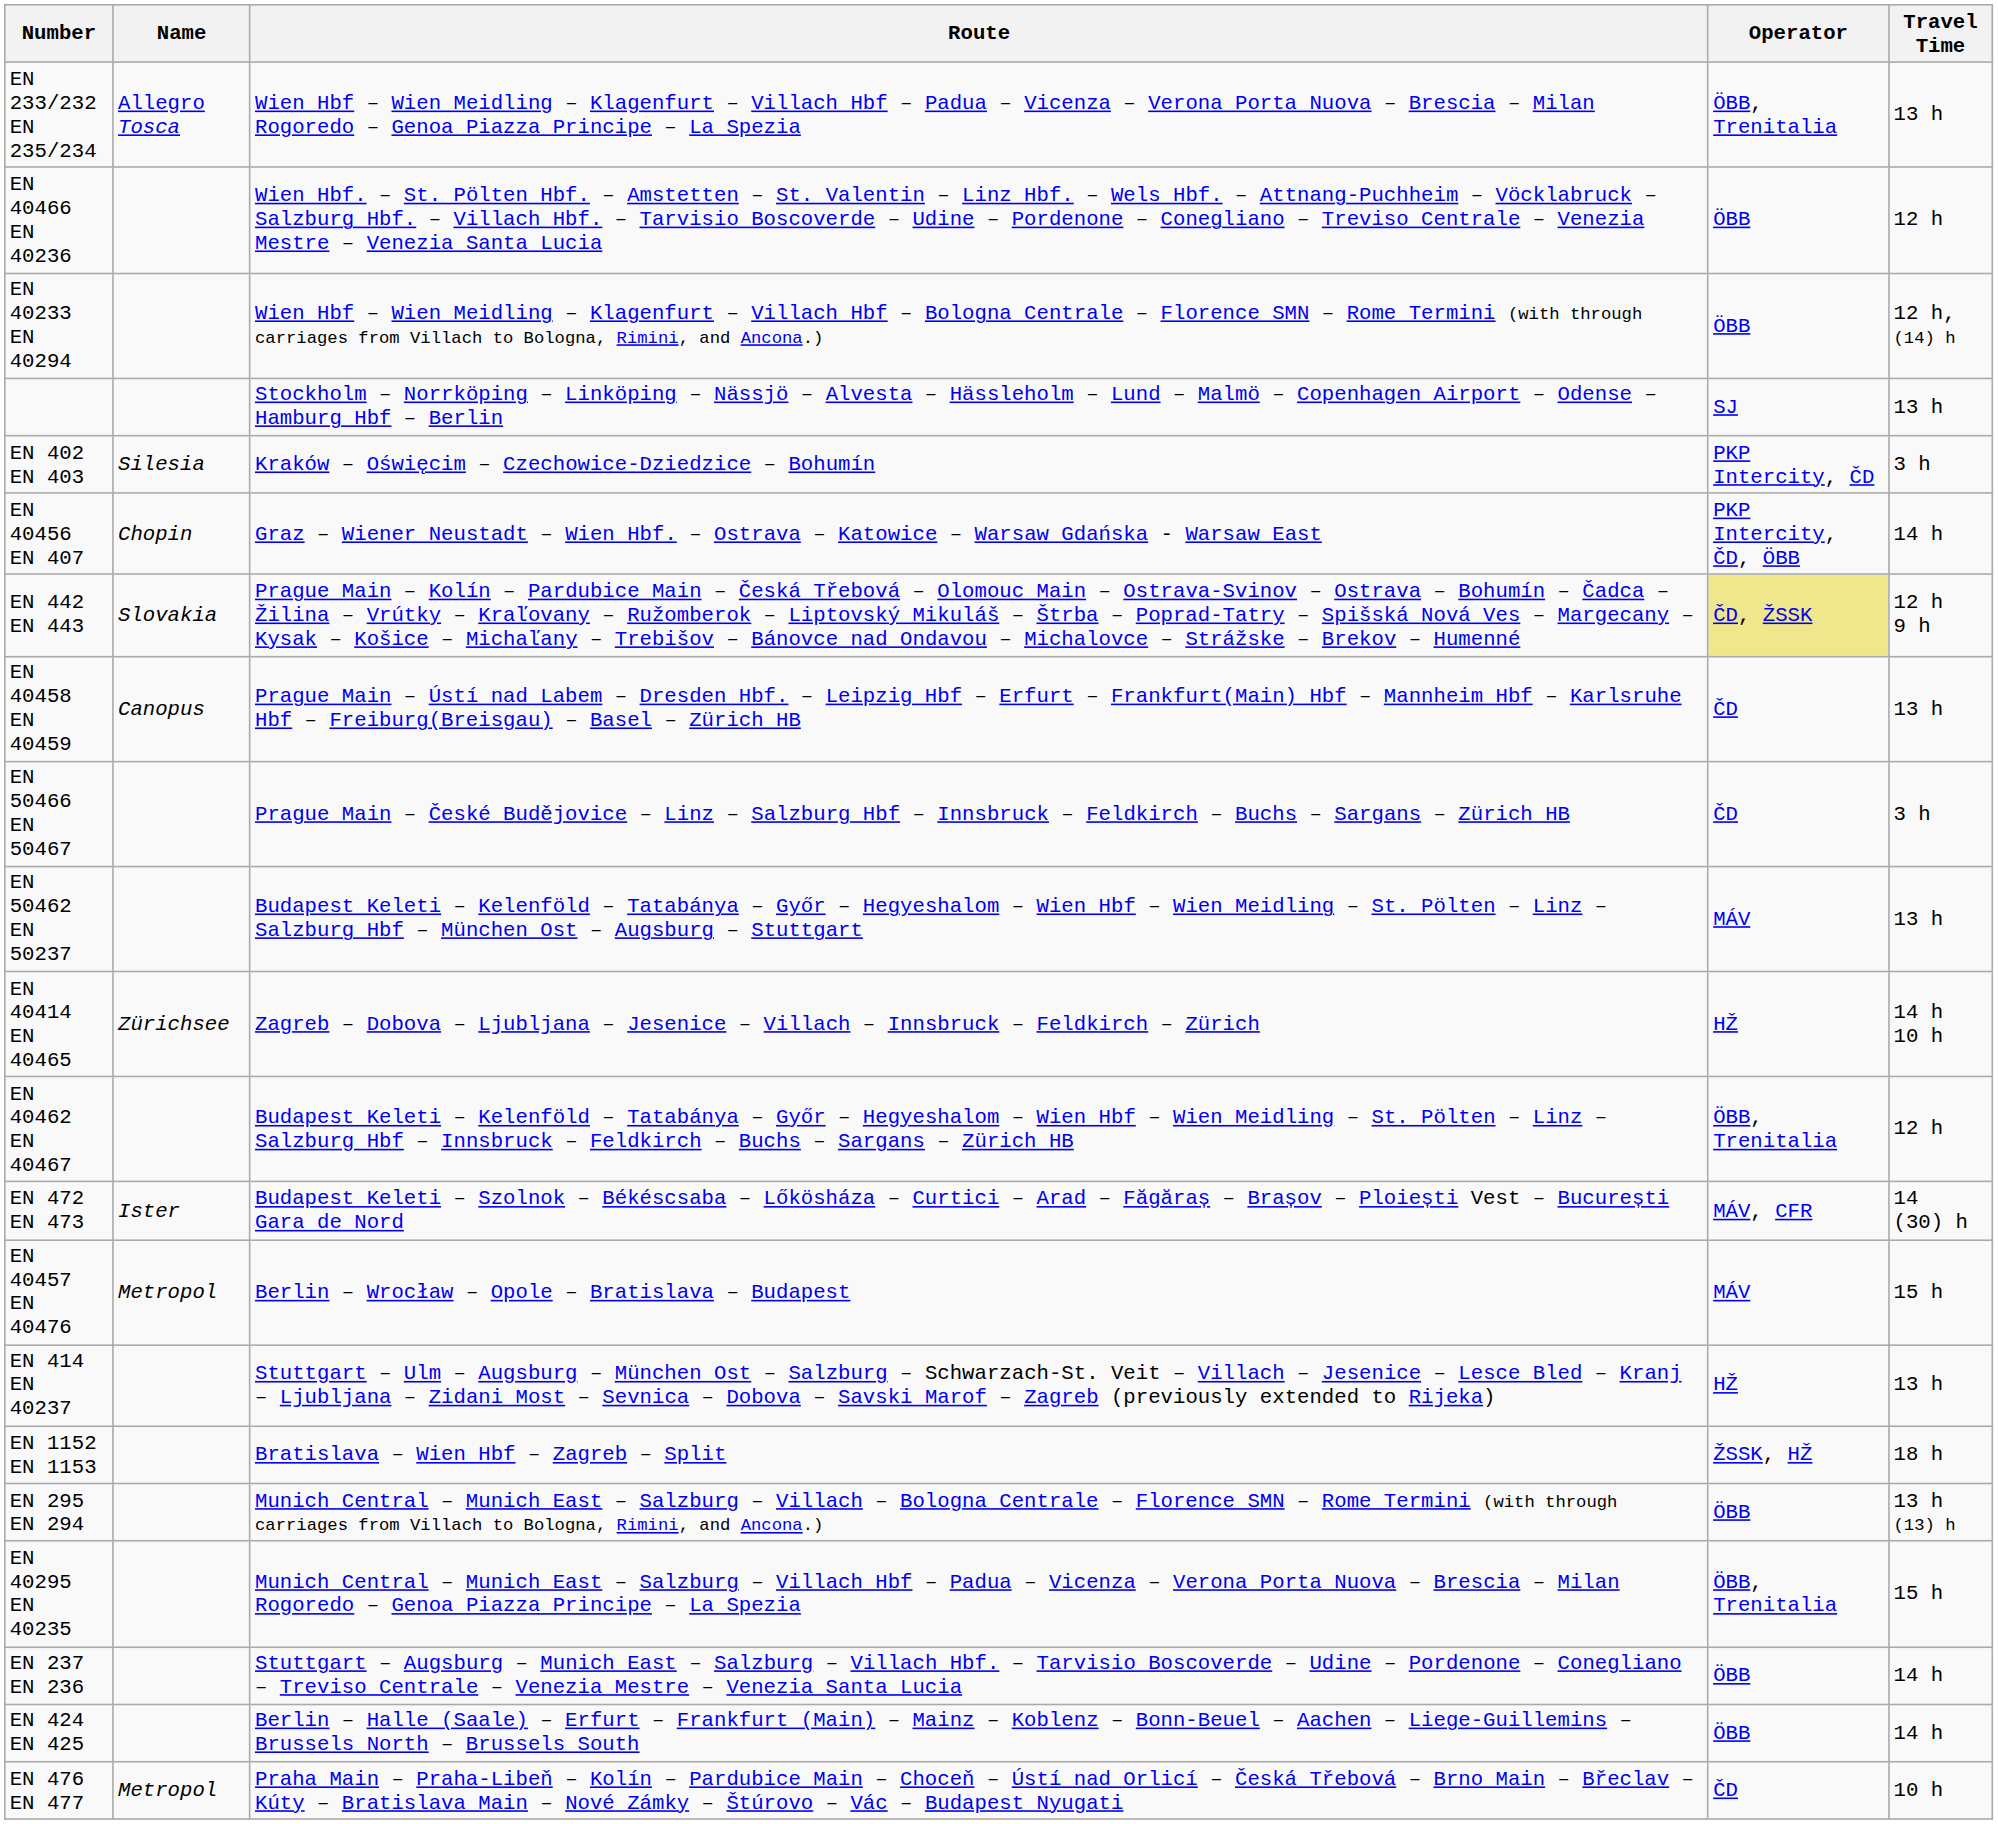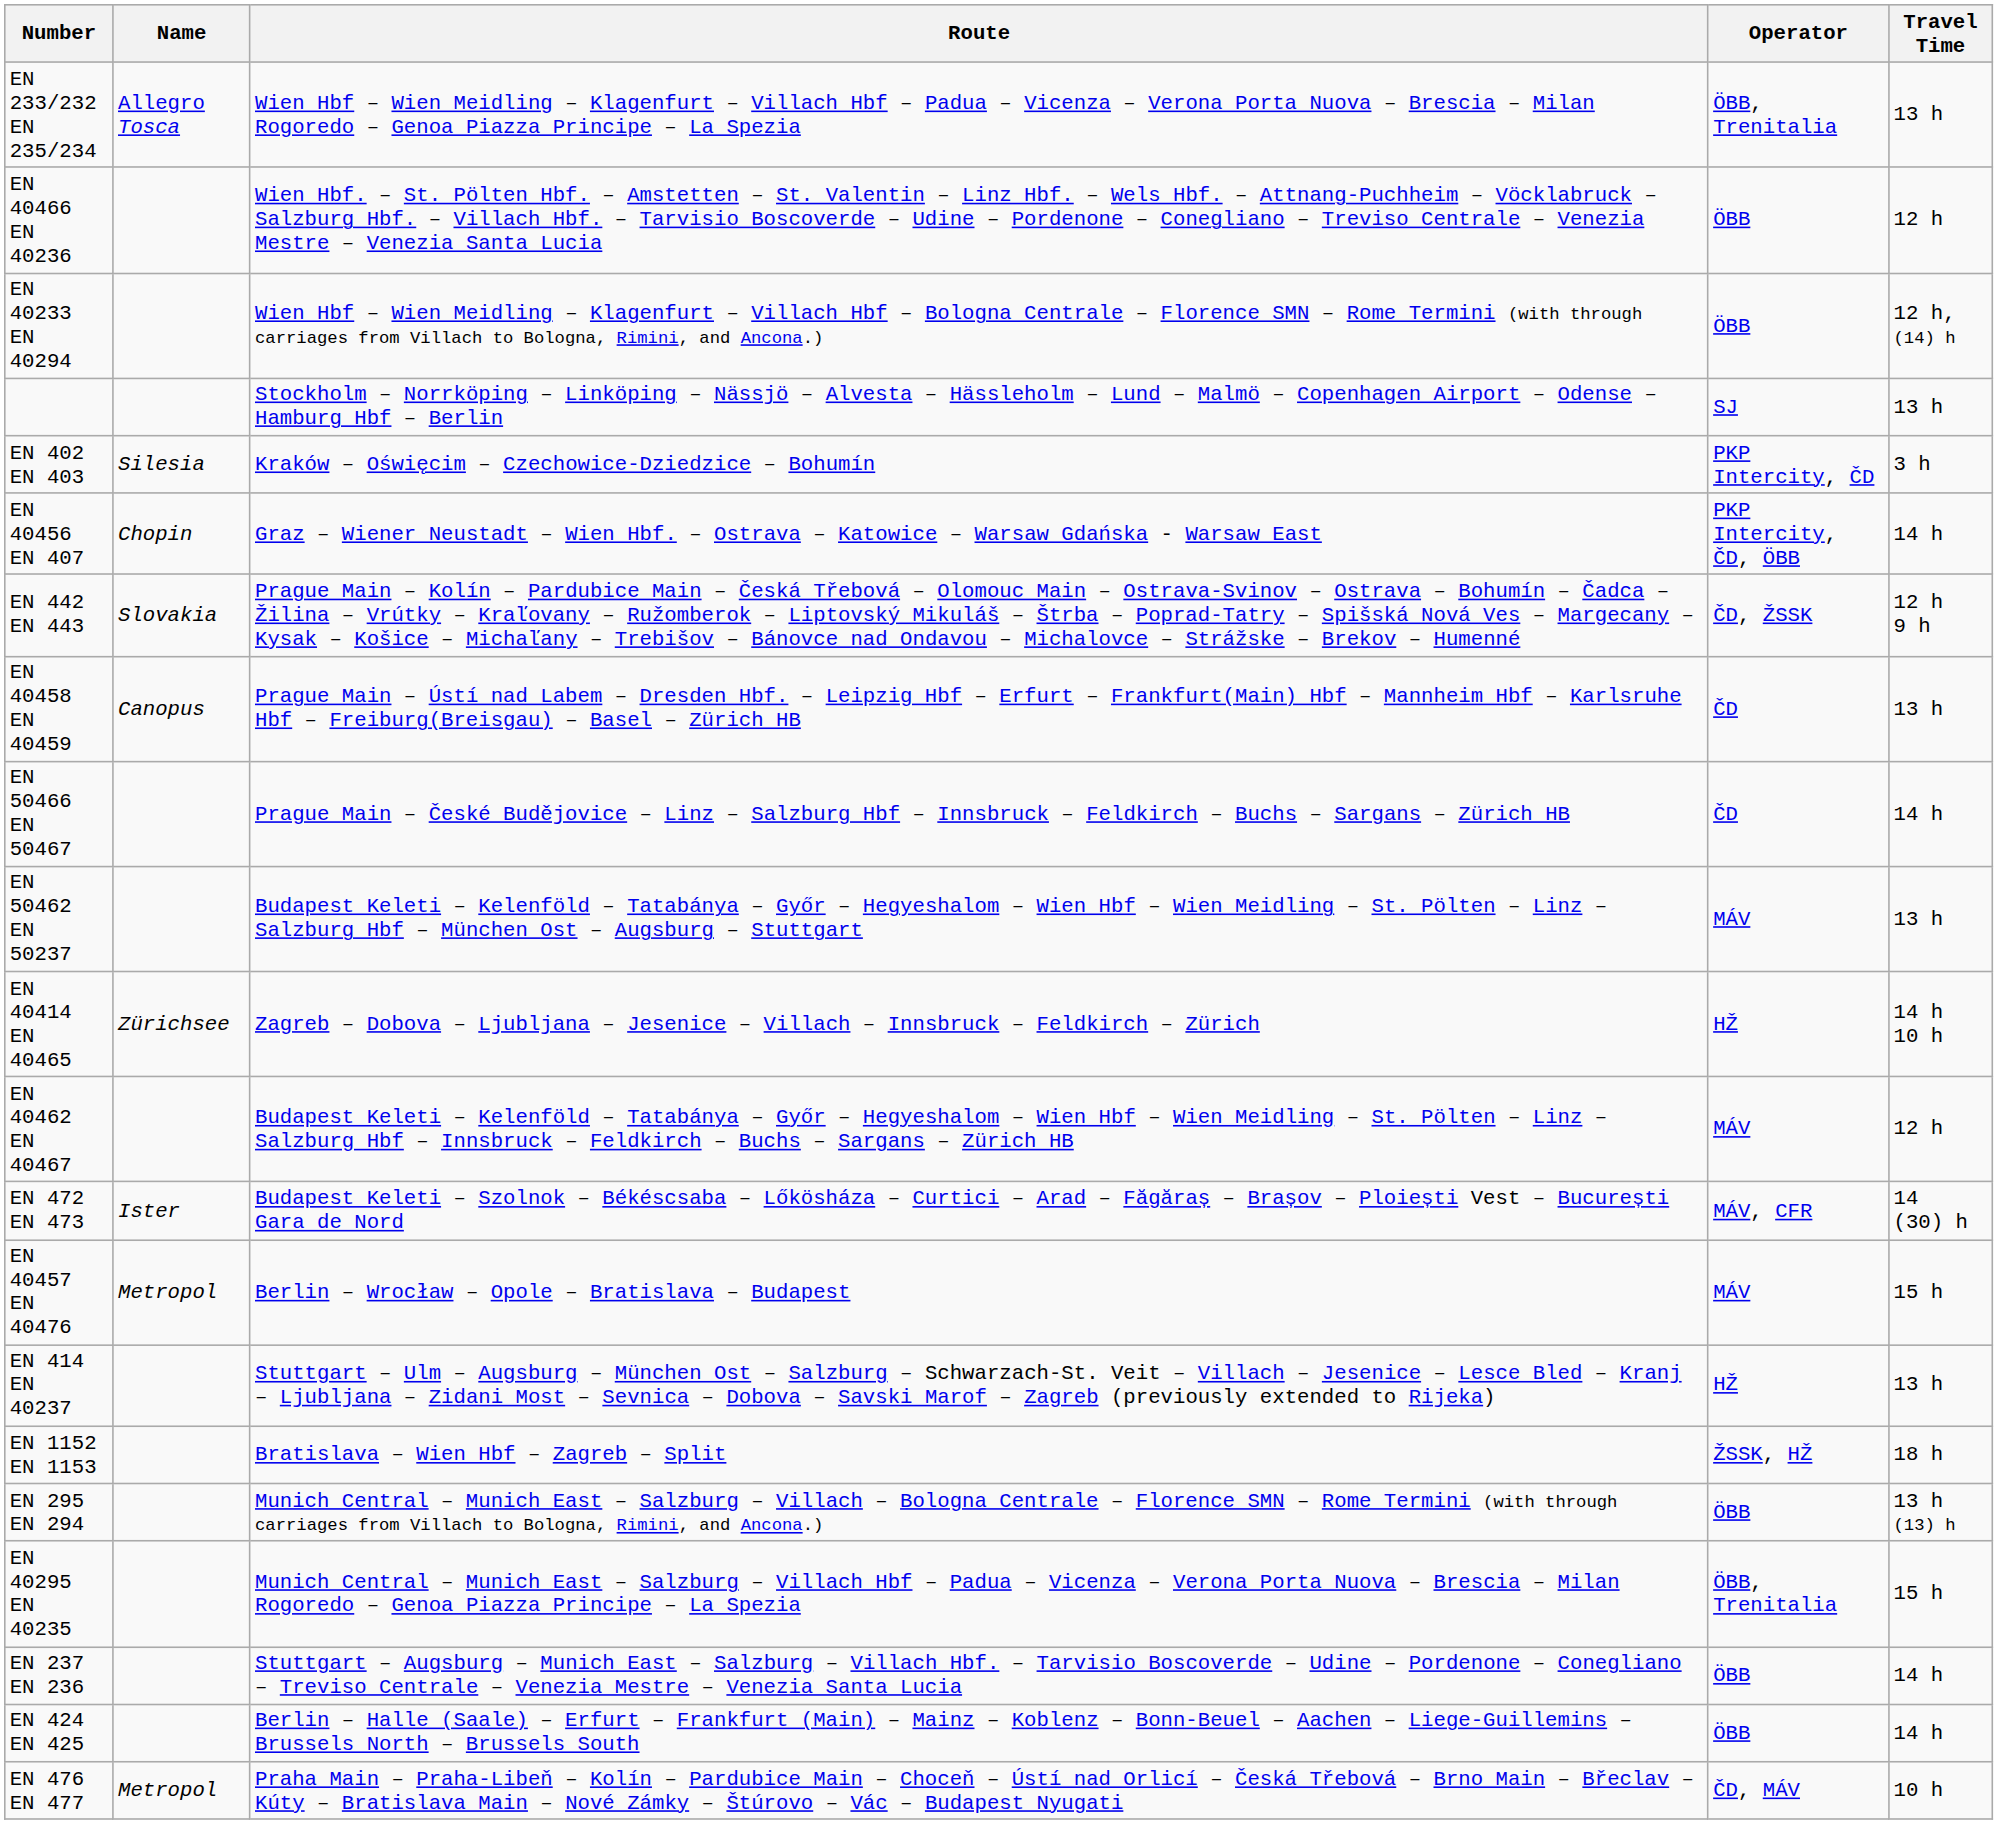(1763, 615) khaki background -> (1763, 615) no background
(1912, 814) 3 h -> (1918, 814) 14 h
(1775, 1129) ÖBB, Trenitalia -> (1732, 1129) MÁV
(1726, 1790) ČD -> (1757, 1790) ČD, MÁV
